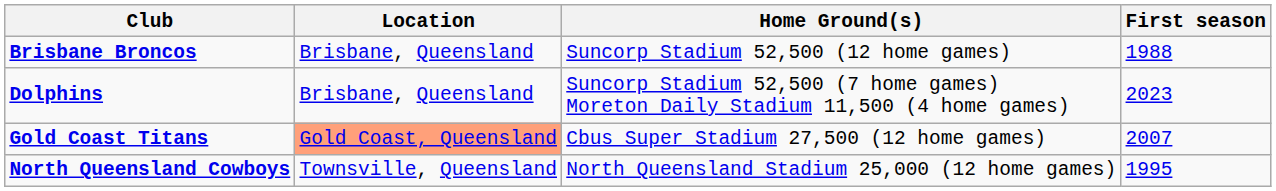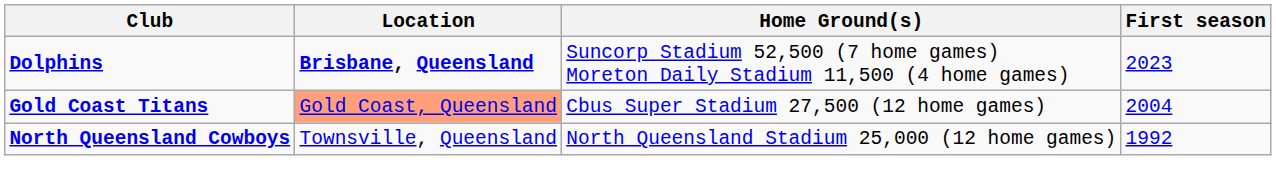- row: (103, 52)
(417, 95) normal -> (417, 64) bold
(1149, 138) 2007 -> (1149, 107) 2004
(1149, 170) 1995 -> (1149, 138) 1992
